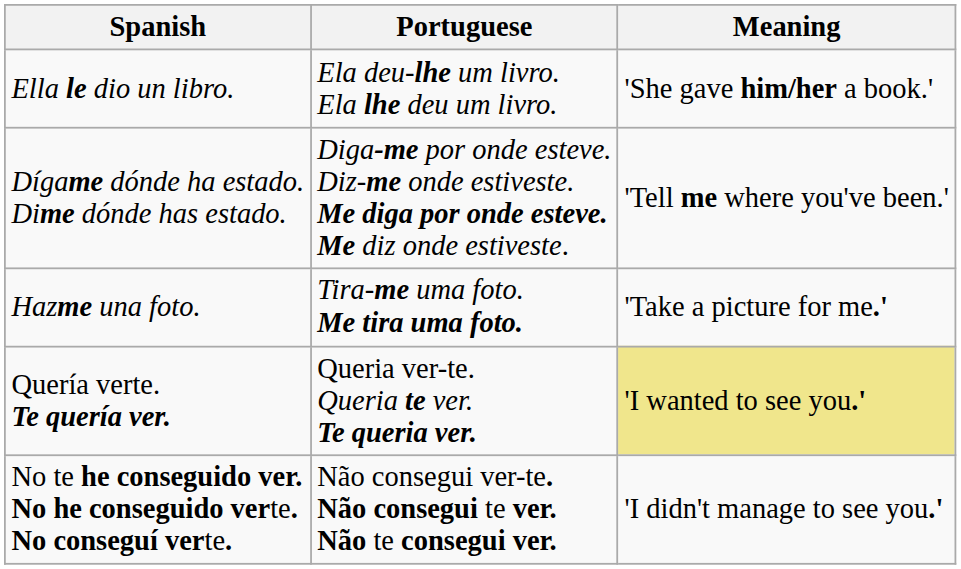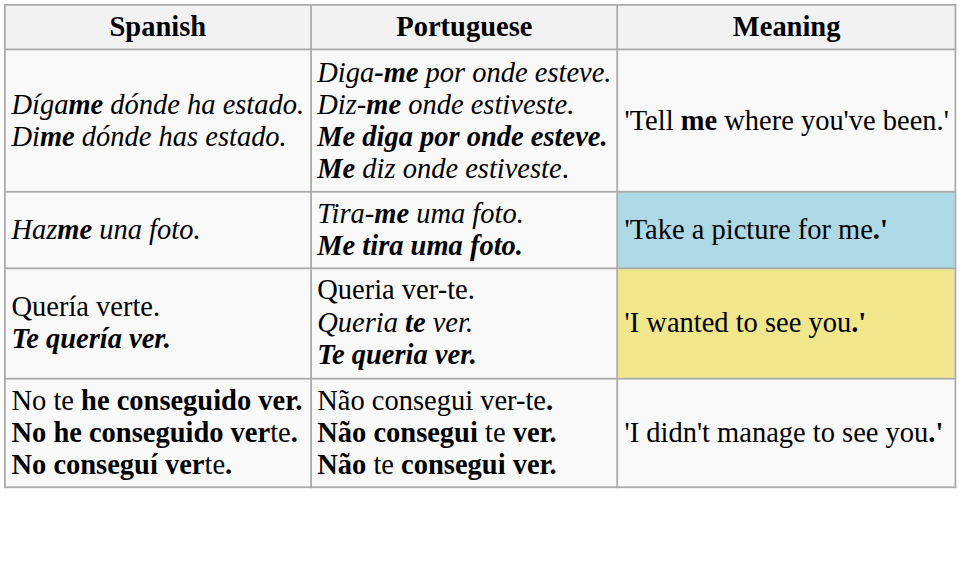- row: (123, 88)
(756, 306) no background -> (756, 229) lightblue background
